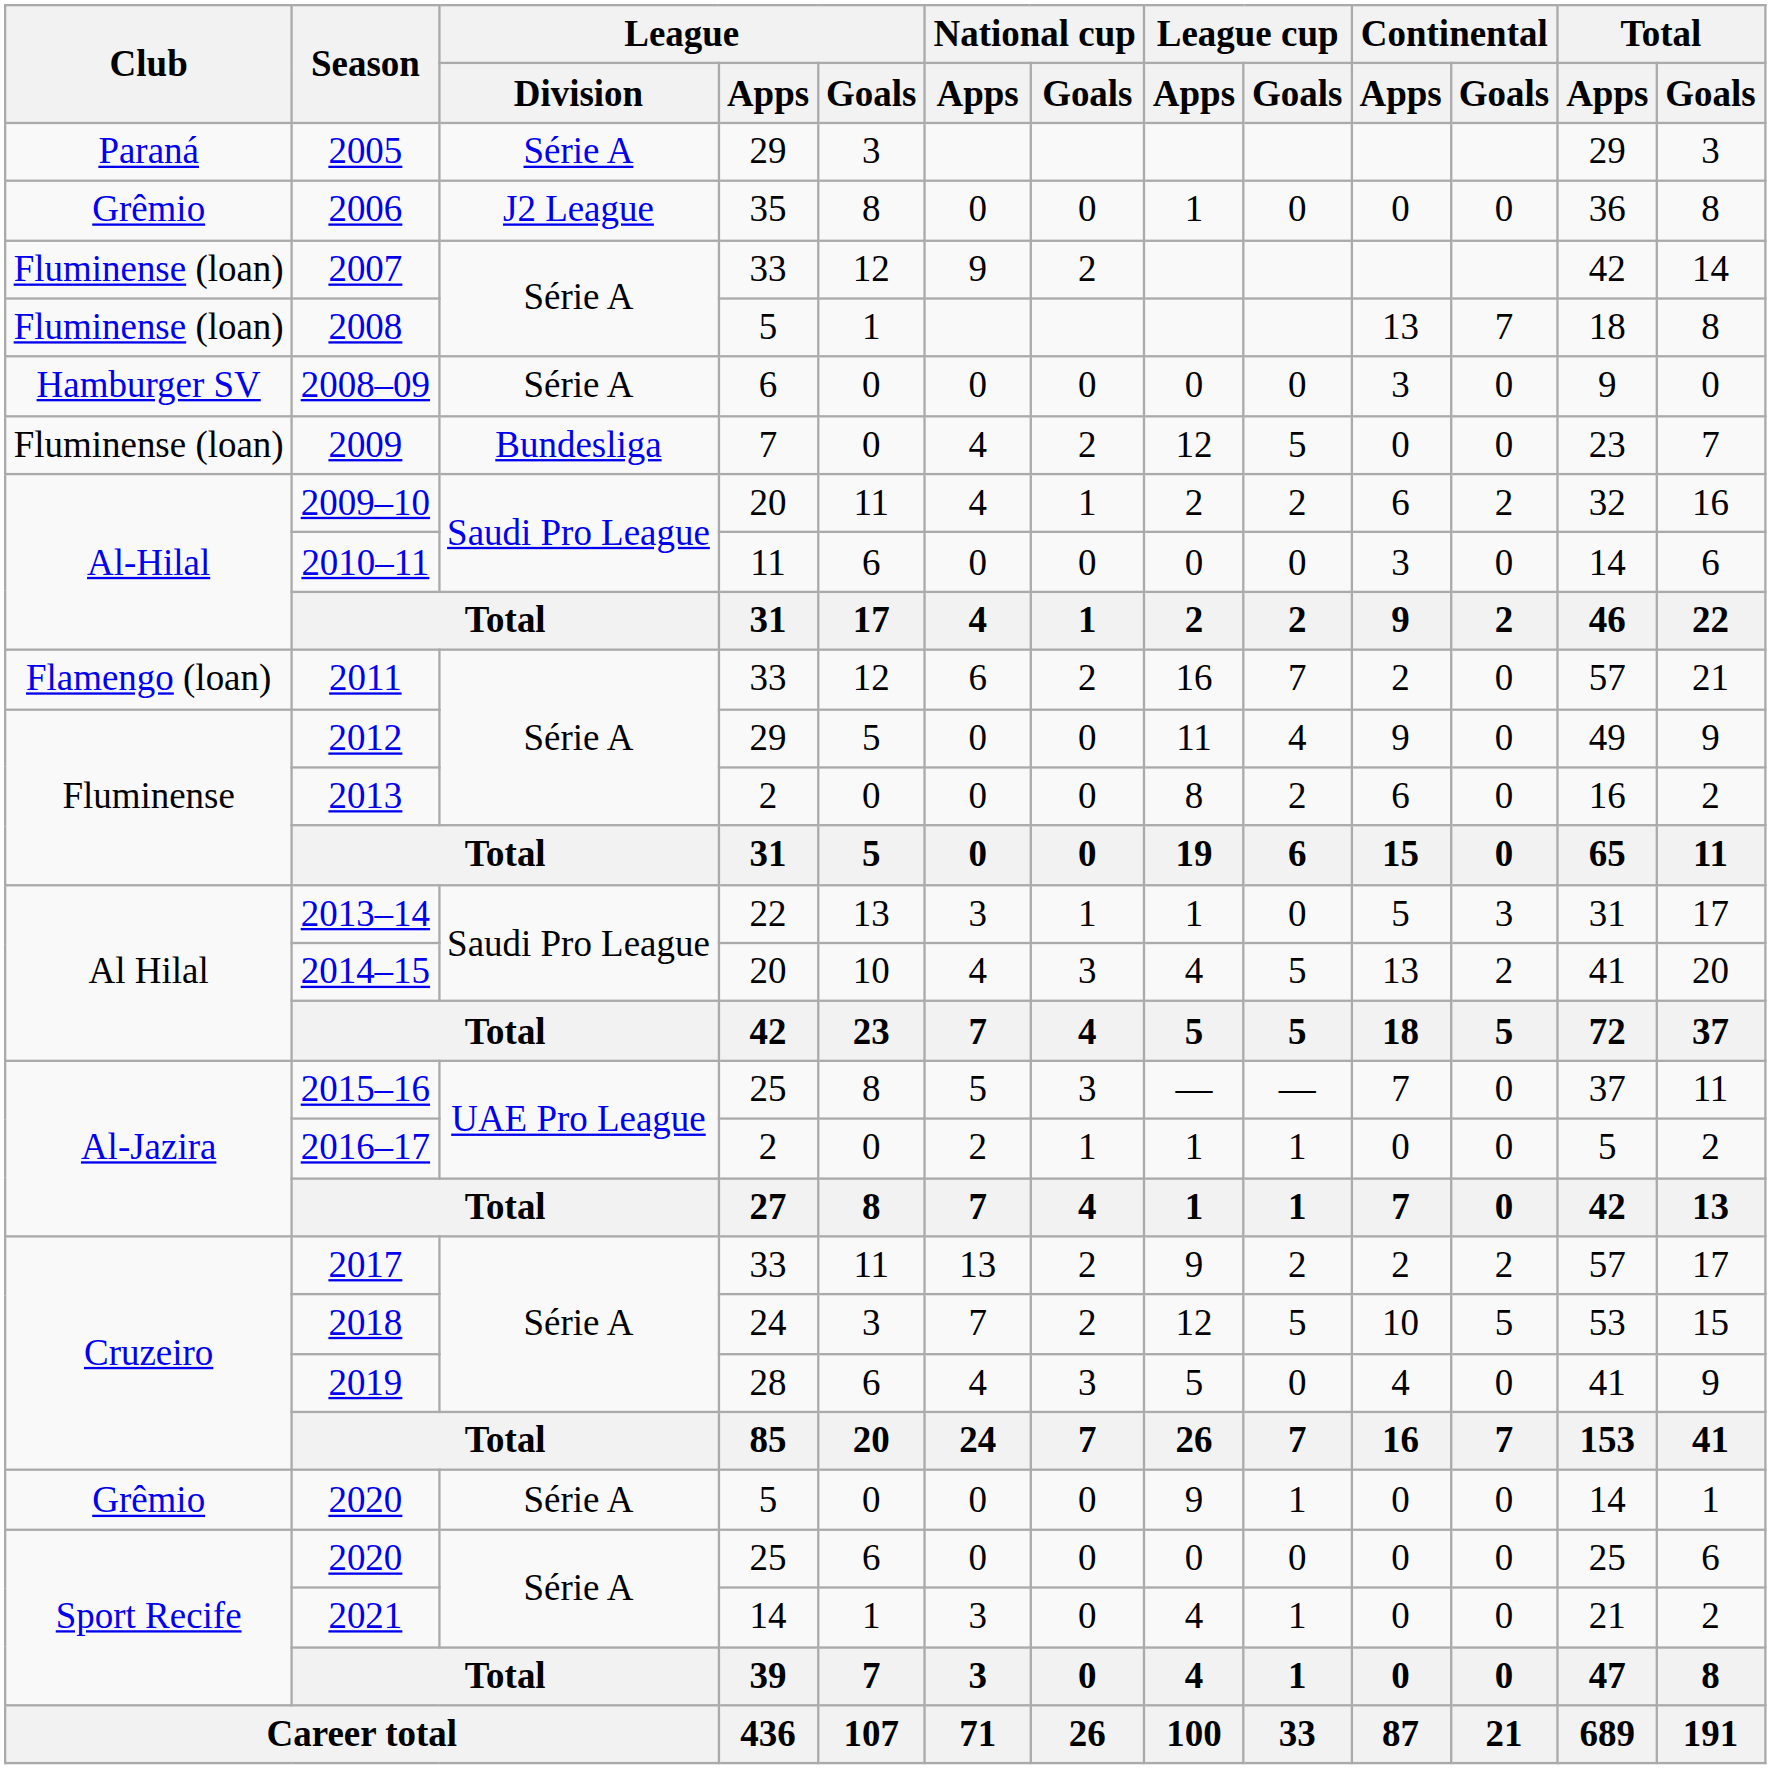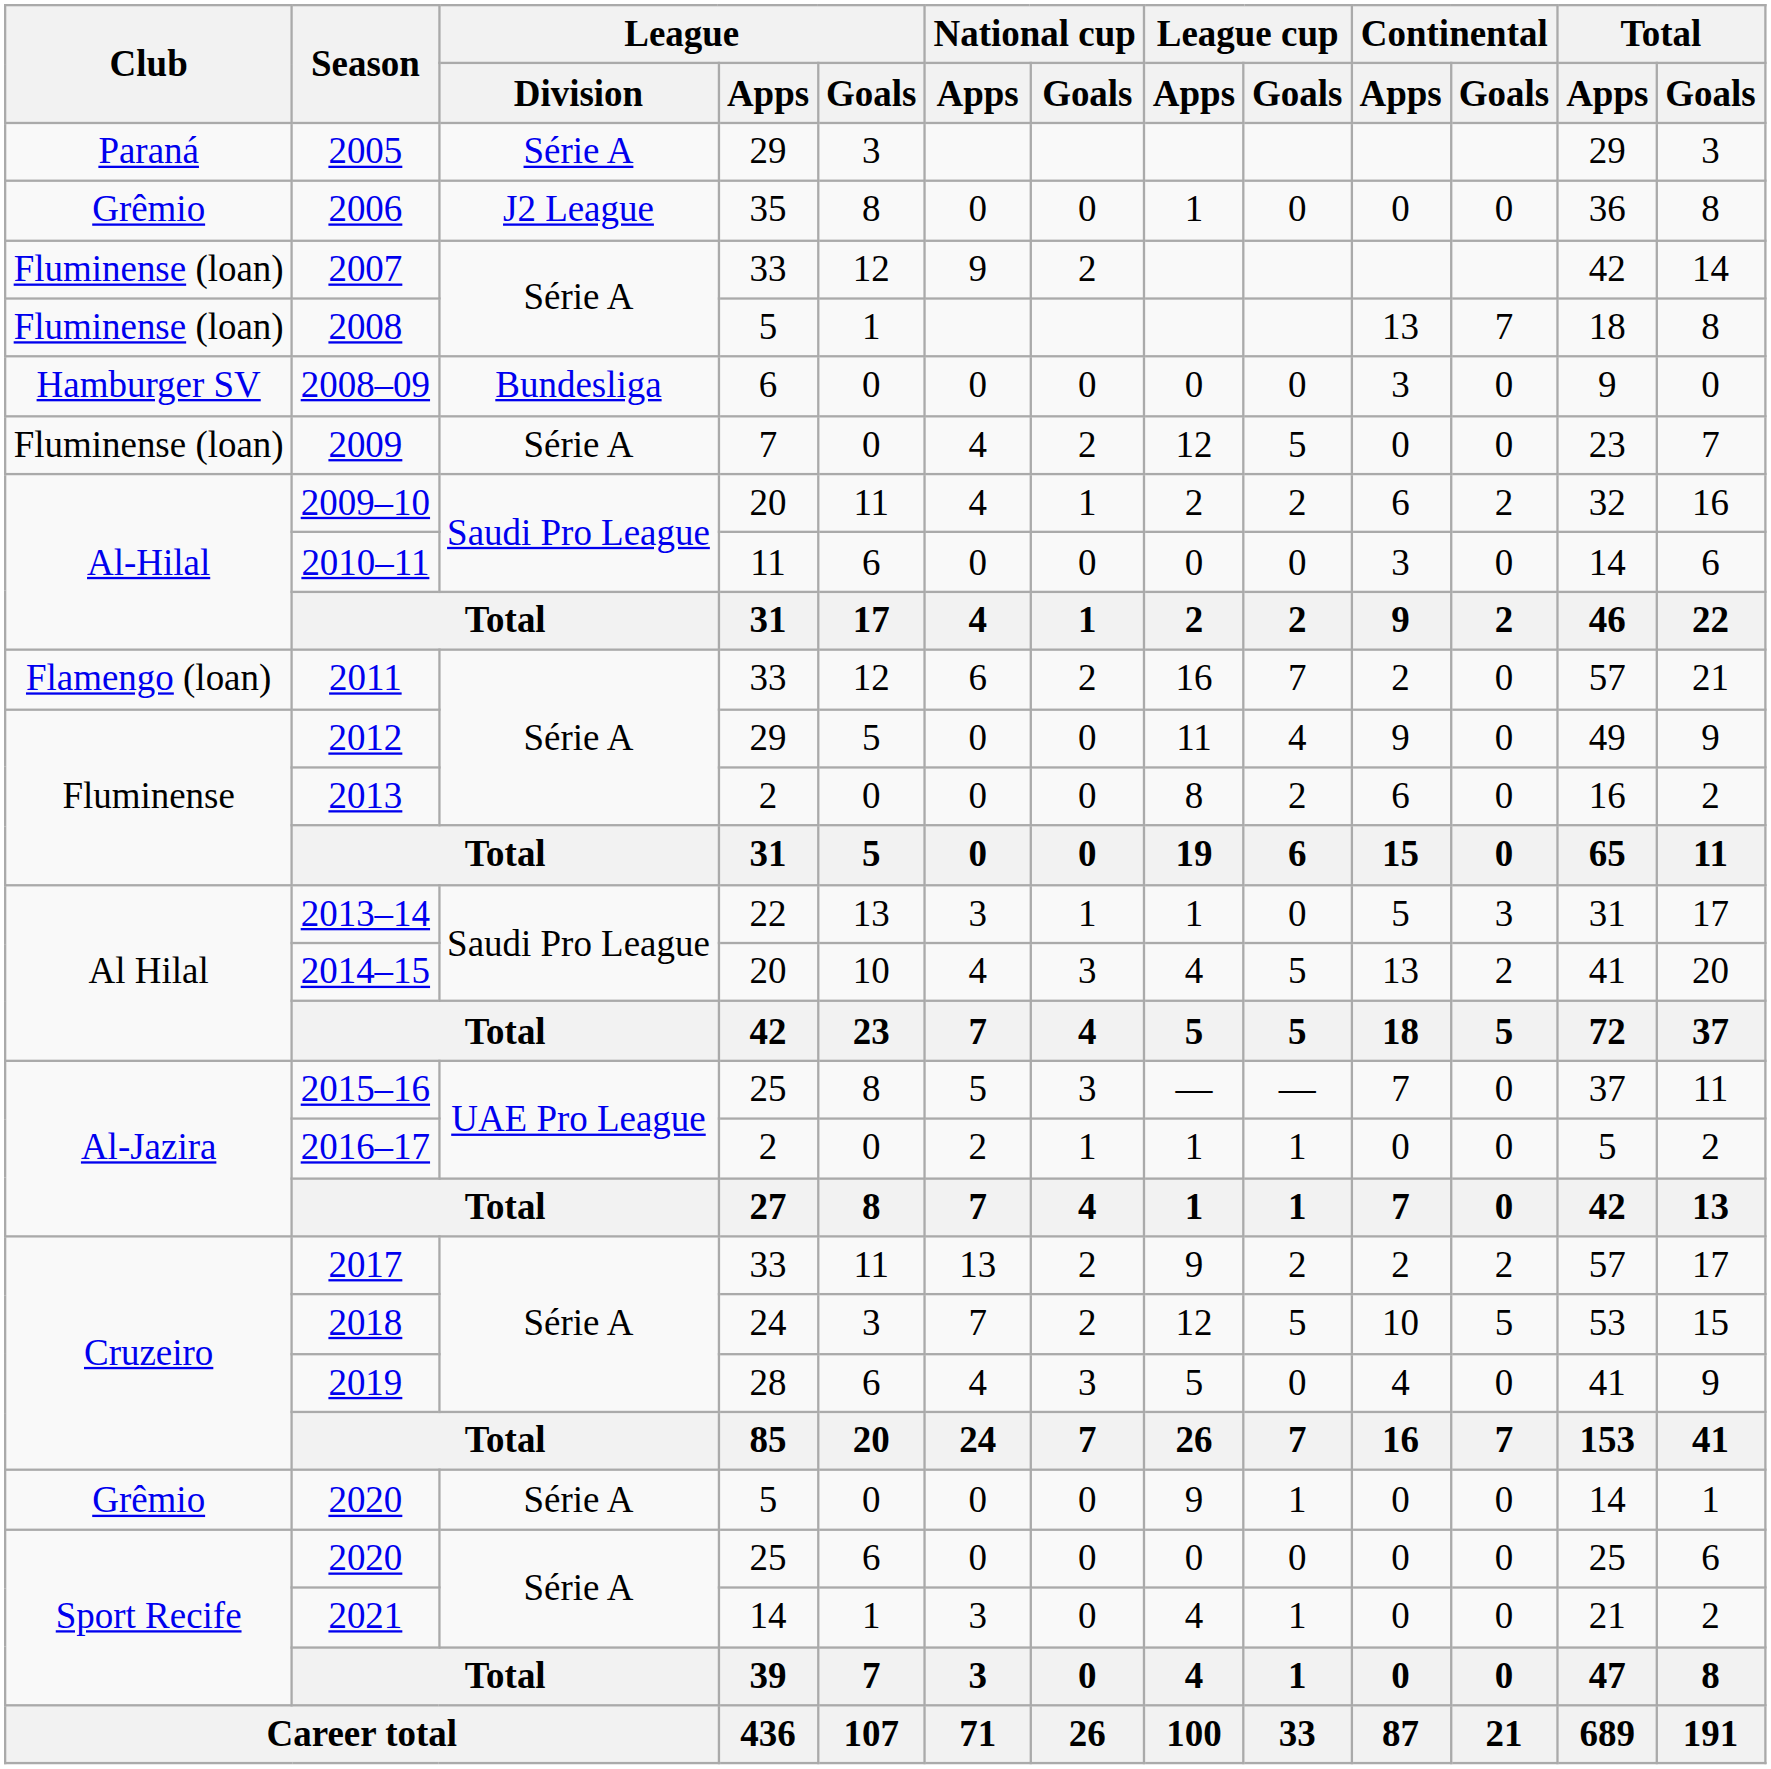(578, 385) Série A -> (578, 385) Bundesliga
(578, 444) Bundesliga -> (578, 444) Série A
